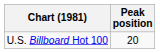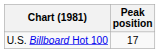(133, 40) 20 -> (133, 40) 17
